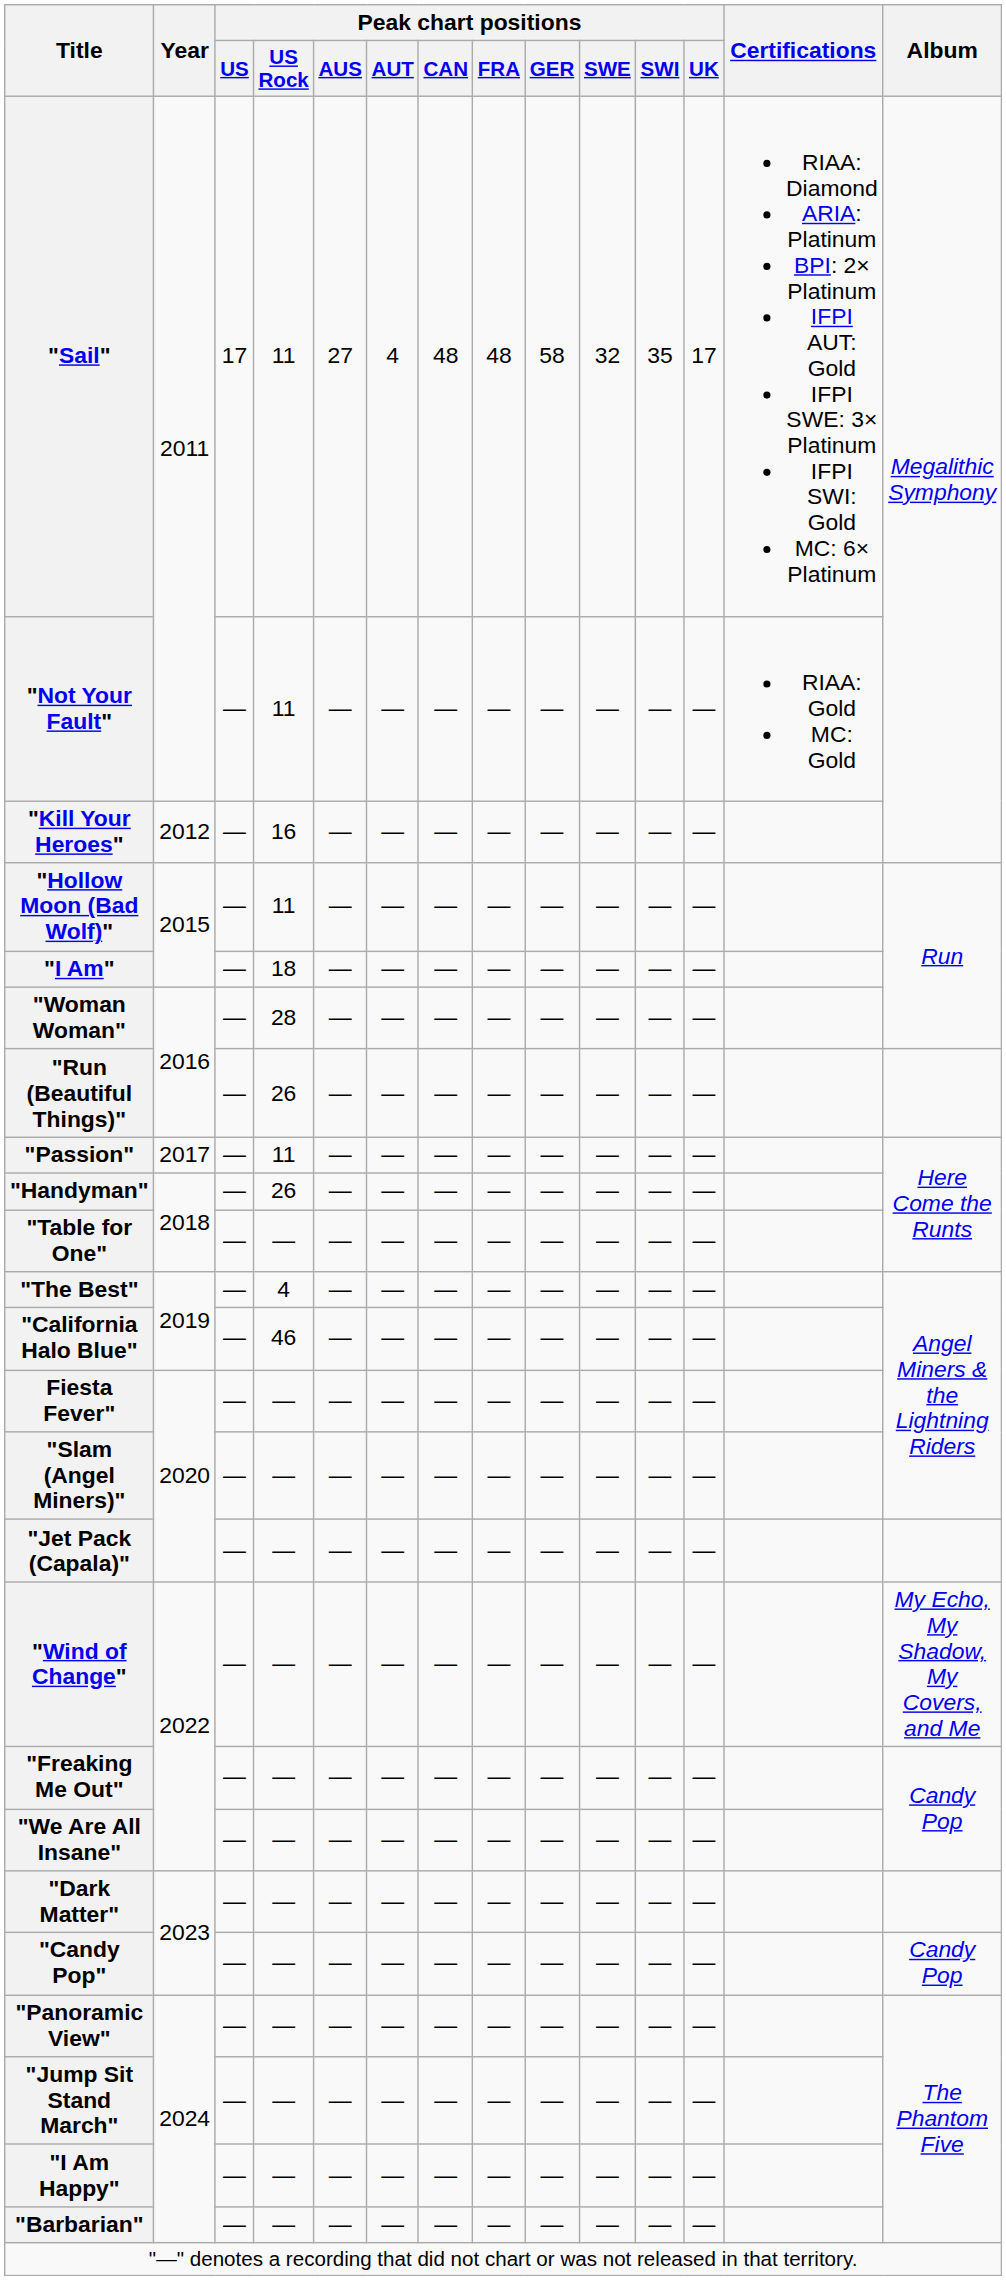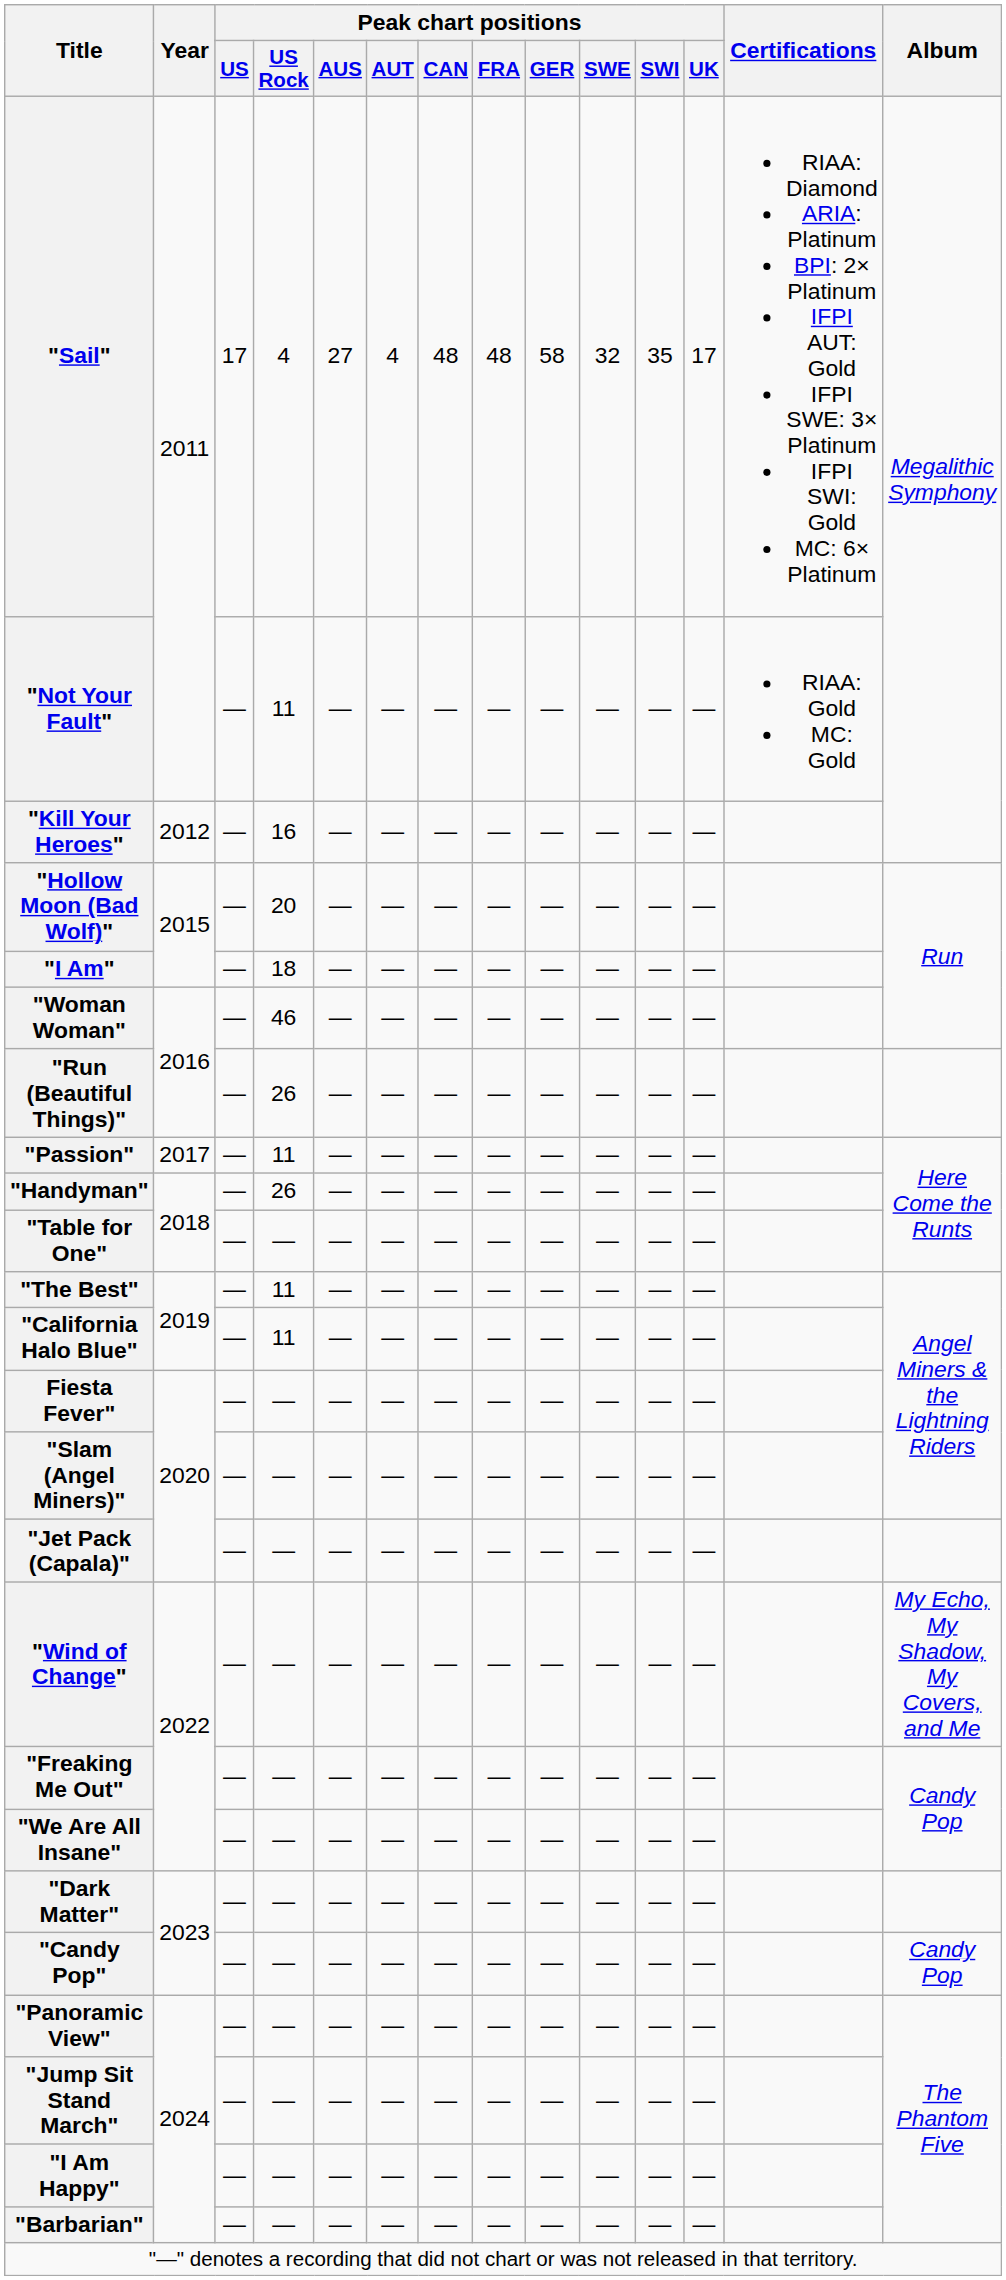(284, 356) 11 -> (284, 356) 4
(284, 906) 11 -> (284, 906) 20
(284, 1017) 28 -> (284, 1017) 46
(284, 1289) 4 -> (284, 1289) 11
(284, 1338) 46 -> (284, 1338) 11
